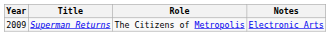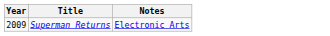- column: (180, 11)
